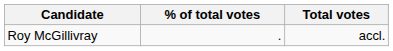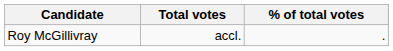columns swapped: (336, 14) <-> (212, 14)
